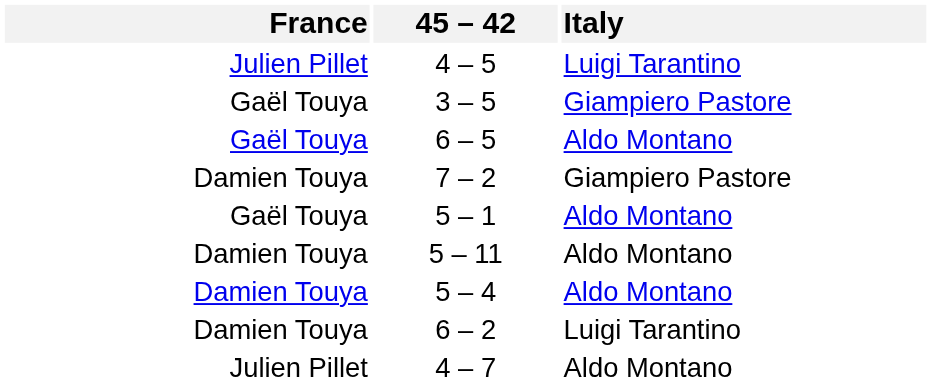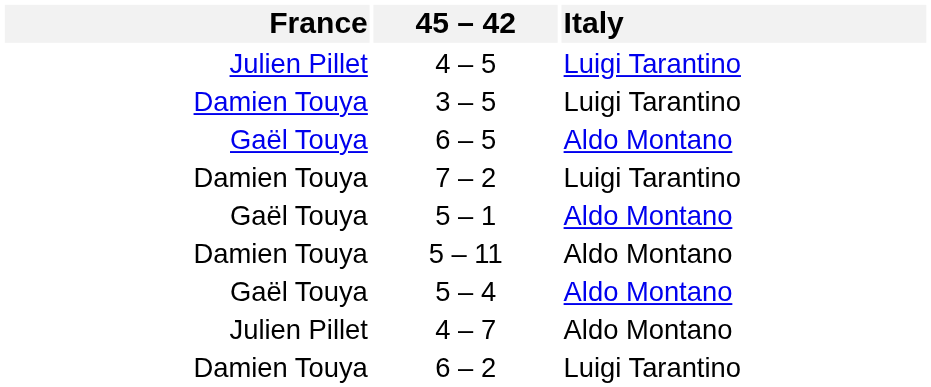(299, 102) Gaël Touya -> (281, 102) Damien Touya
(678, 102) Giampiero Pastore -> (652, 102) Luigi Tarantino
(678, 178) Giampiero Pastore -> (652, 178) Luigi Tarantino
(281, 292) Damien Touya -> (299, 292) Gaël Touya
rows swapped: (466, 368) <-> (466, 330)
